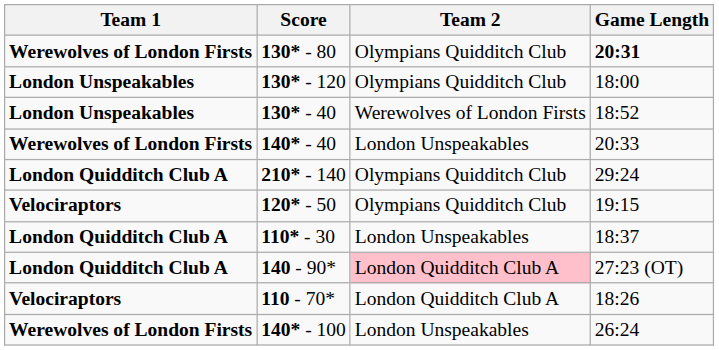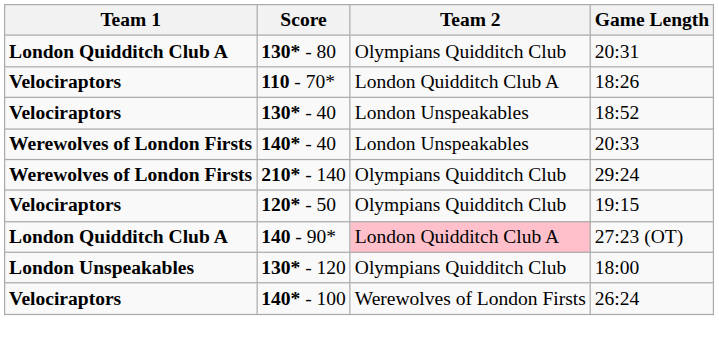(131, 50) Werewolves of London Firsts -> (118, 50) London Quidditch Club A
(618, 50) bold -> (617, 50) normal
rows swapped: (298, 298) <-> (304, 81)
(102, 112) London Unspeakables -> (65, 112) Velociraptors
(470, 112) Werewolves of London Firsts -> (442, 112) London Unspeakables
(118, 174) London Quidditch Club A -> (131, 174) Werewolves of London Firsts
- row: (298, 236)
(131, 329) Werewolves of London Firsts -> (65, 298) Velociraptors
(442, 329) London Unspeakables -> (470, 298) Werewolves of London Firsts
